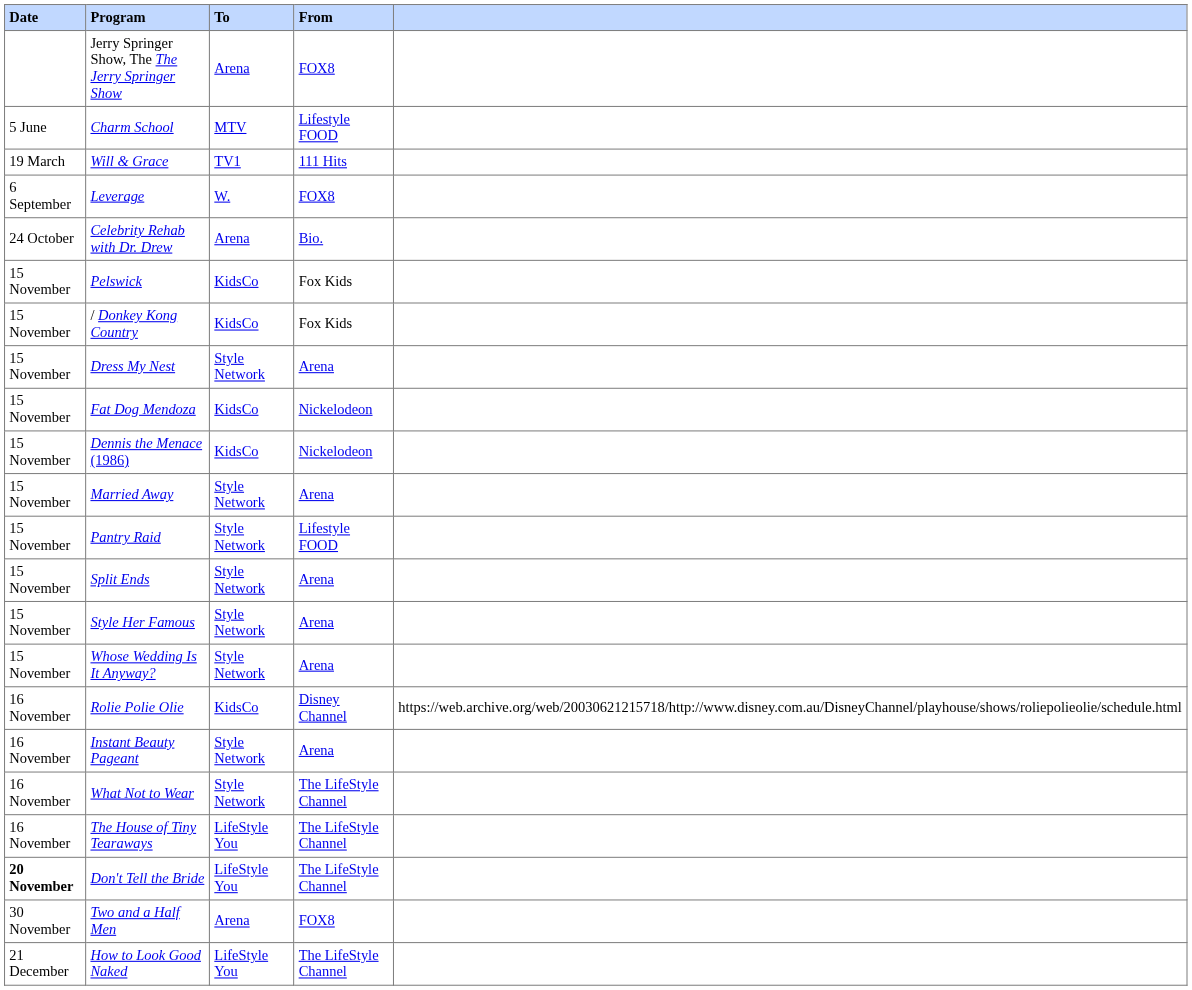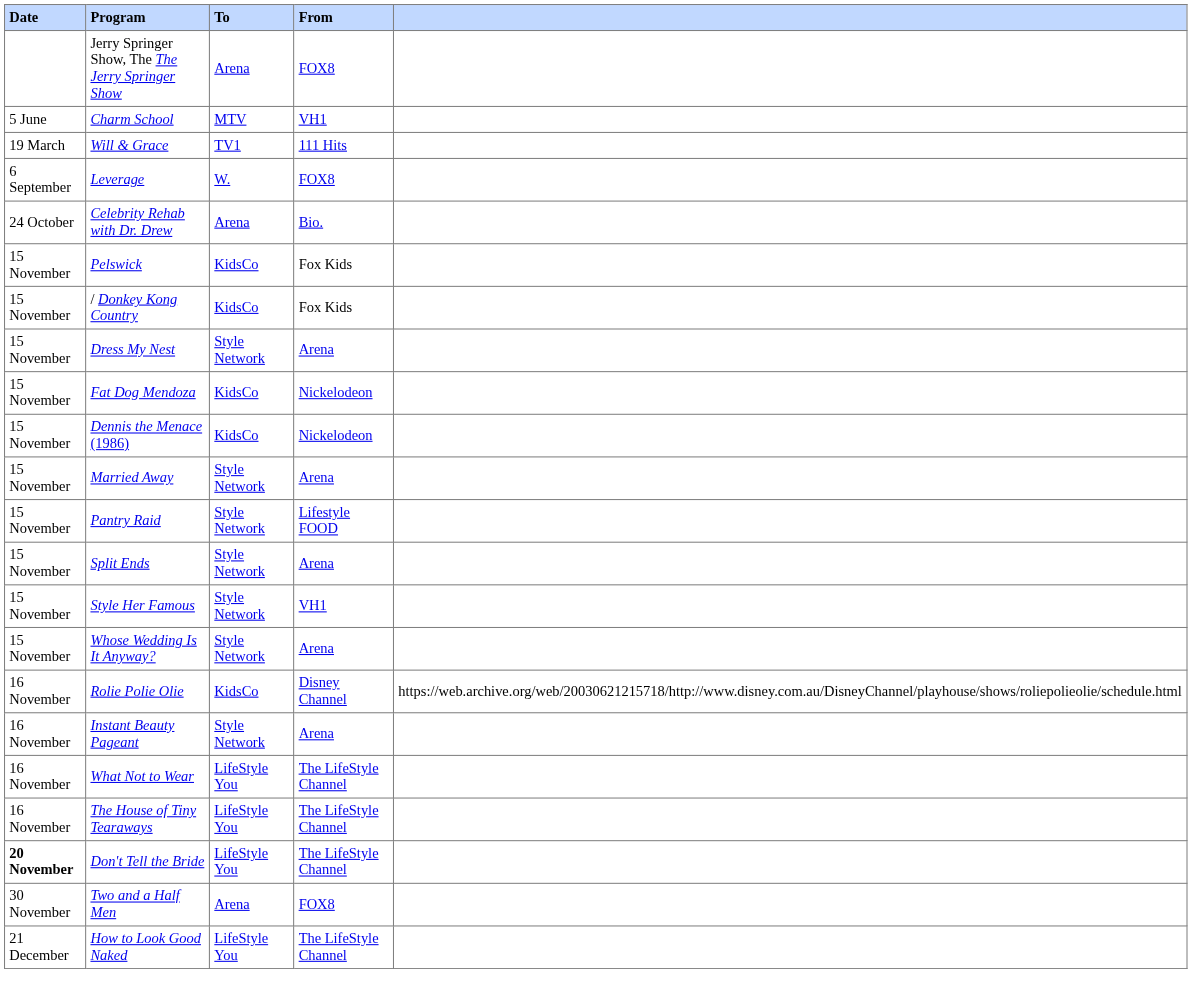(324, 127) Lifestyle FOOD -> (313, 119) VH1
(316, 622) Arena -> (313, 606) VH1
(240, 793) Style Network -> (241, 776) LifeStyle You
